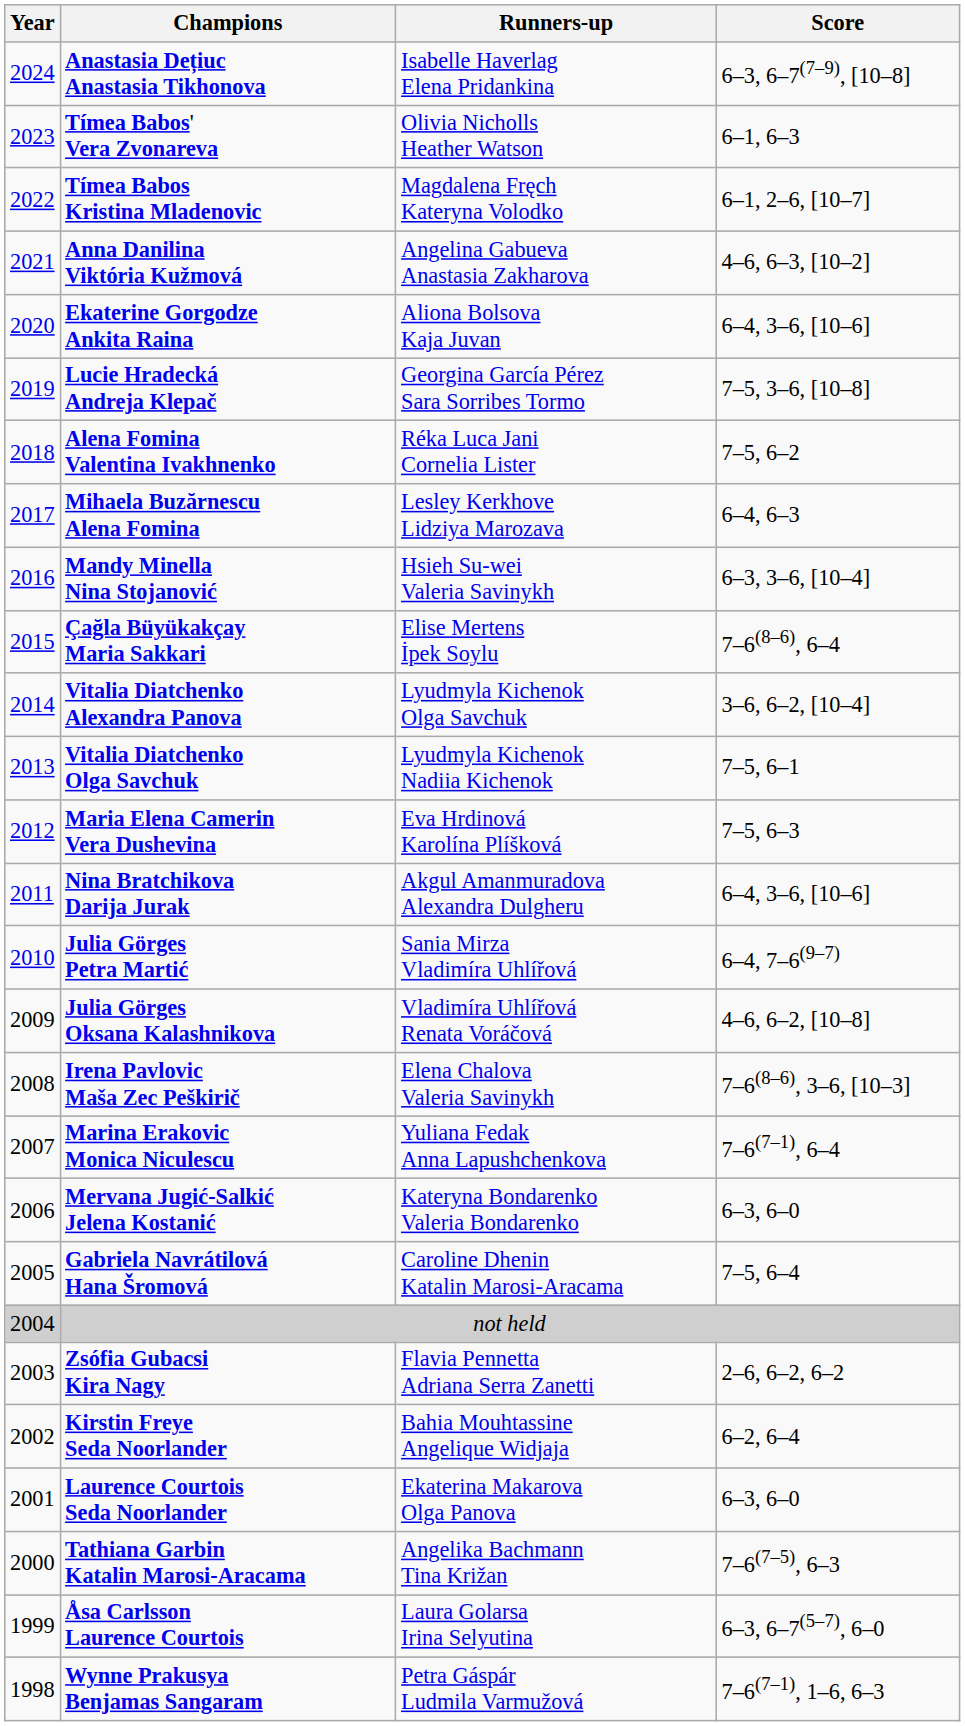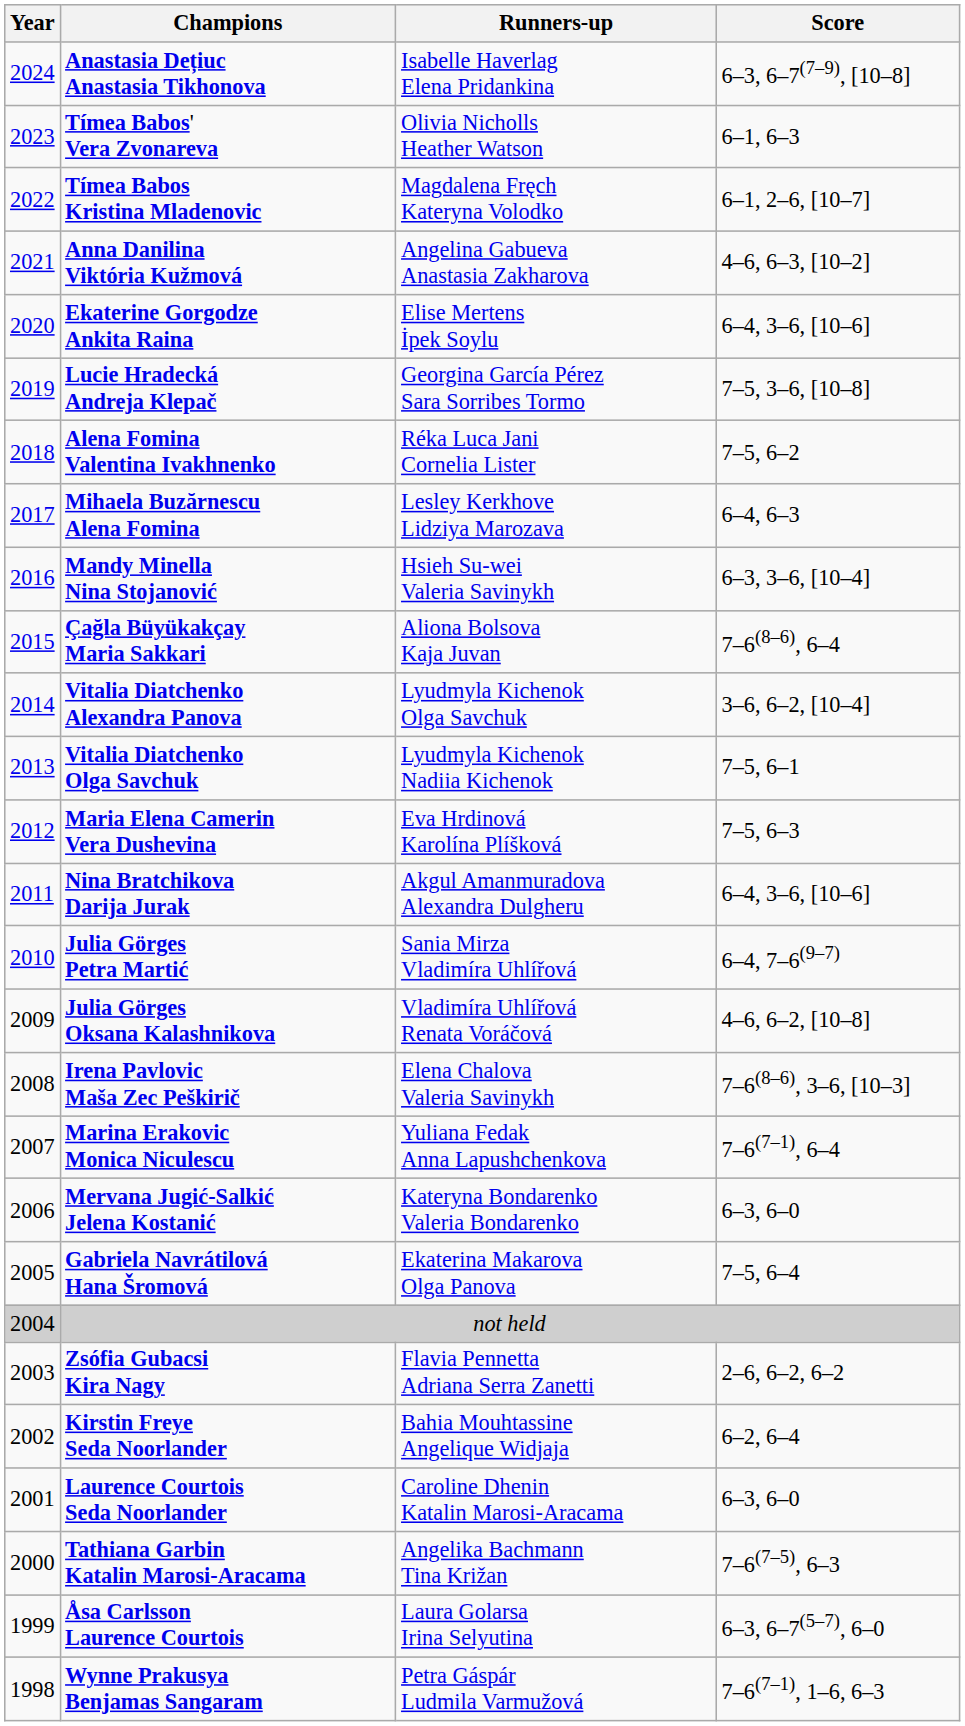(471, 325) Aliona Bolsova Kaja Juvan -> (463, 325) Elise Mertens İpek Soylu
(463, 641) Elise Mertens İpek Soylu -> (471, 641) Aliona Bolsova Kaja Juvan
(512, 1273) Caroline Dhenin Katalin Marosi-Aracama -> (492, 1273) Ekaterina Makarova Olga Panova
(492, 1499) Ekaterina Makarova Olga Panova -> (512, 1499) Caroline Dhenin Katalin Marosi-Aracama
